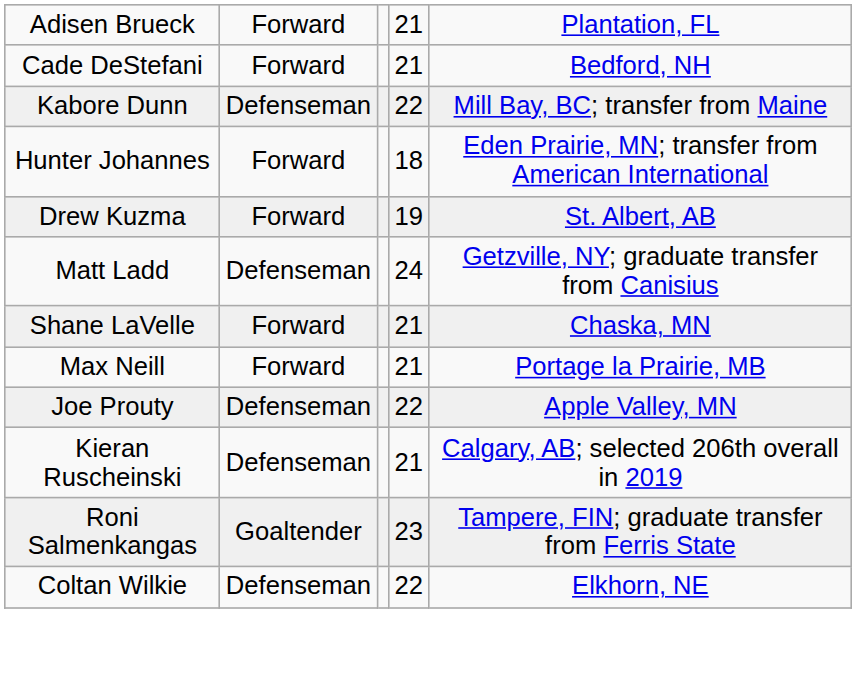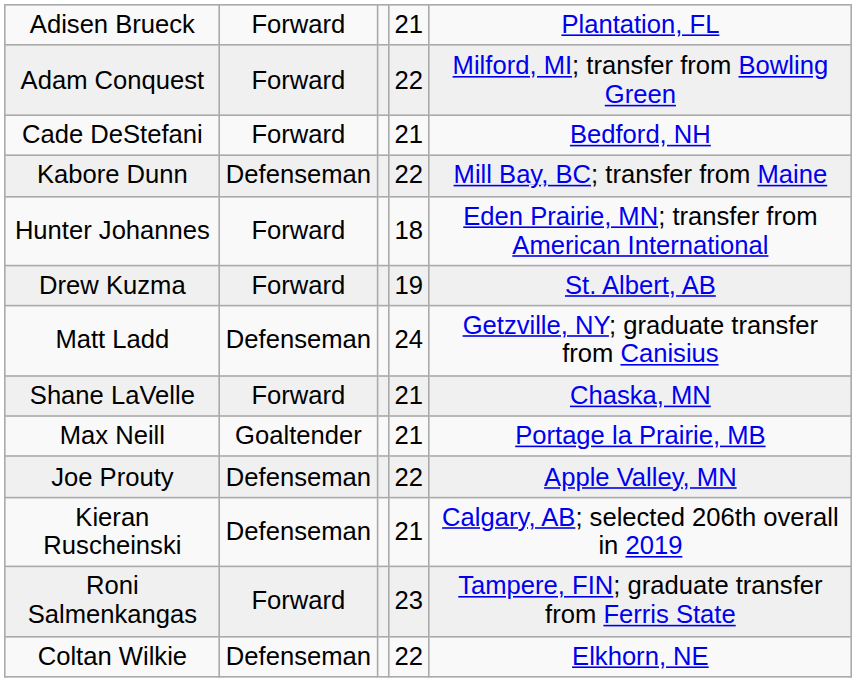+ row: (112, 79)
(298, 366) Forward -> (298, 436) Goaltender
(298, 531) Goaltender -> (298, 601) Forward
